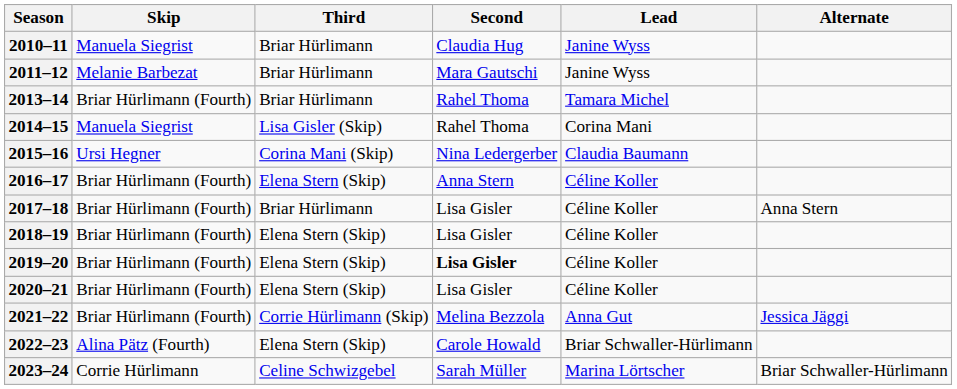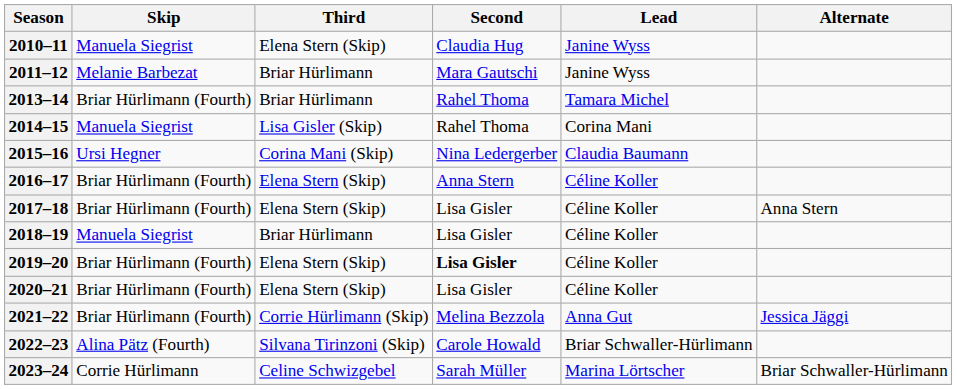(316, 45) Briar Hürlimann -> (322, 45) Elena Stern (Skip)
(316, 208) Briar Hürlimann -> (322, 208) Elena Stern (Skip)
(164, 235) Briar Hürlimann (Fourth) -> (135, 235) Manuela Siegrist
(322, 235) Elena Stern (Skip) -> (316, 235) Briar Hürlimann
(322, 343) Elena Stern (Skip) -> (342, 343) Silvana Tirinzoni (Skip)
